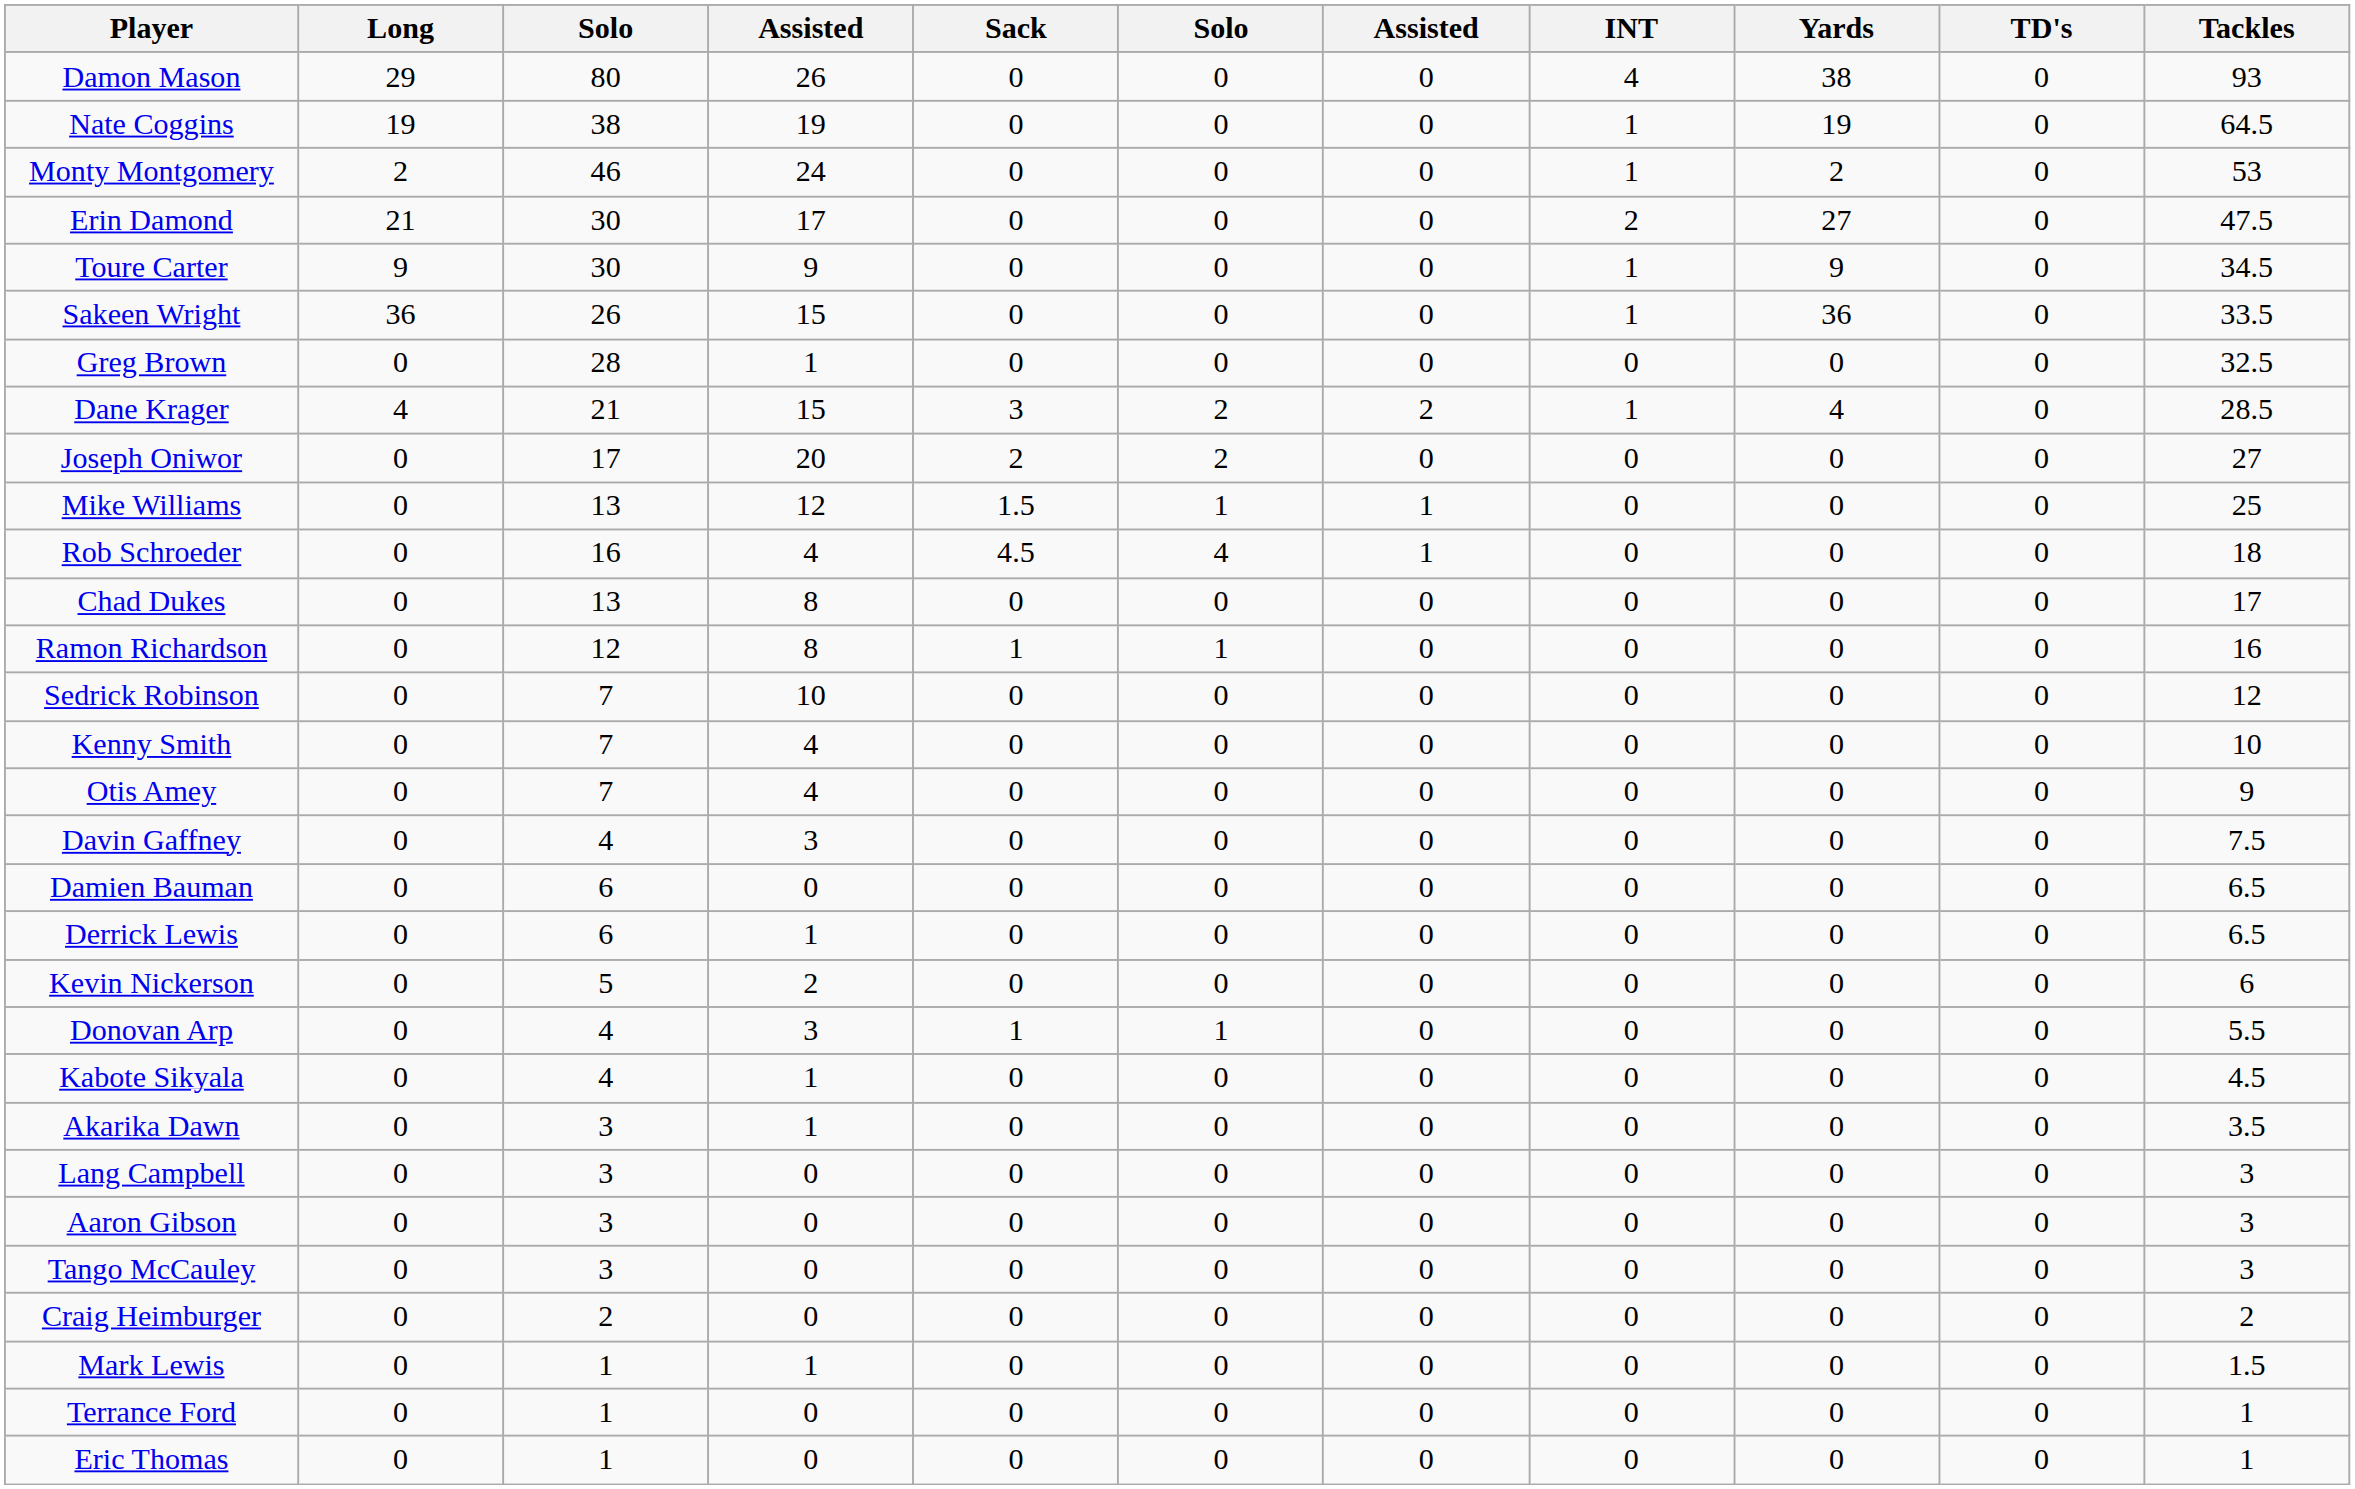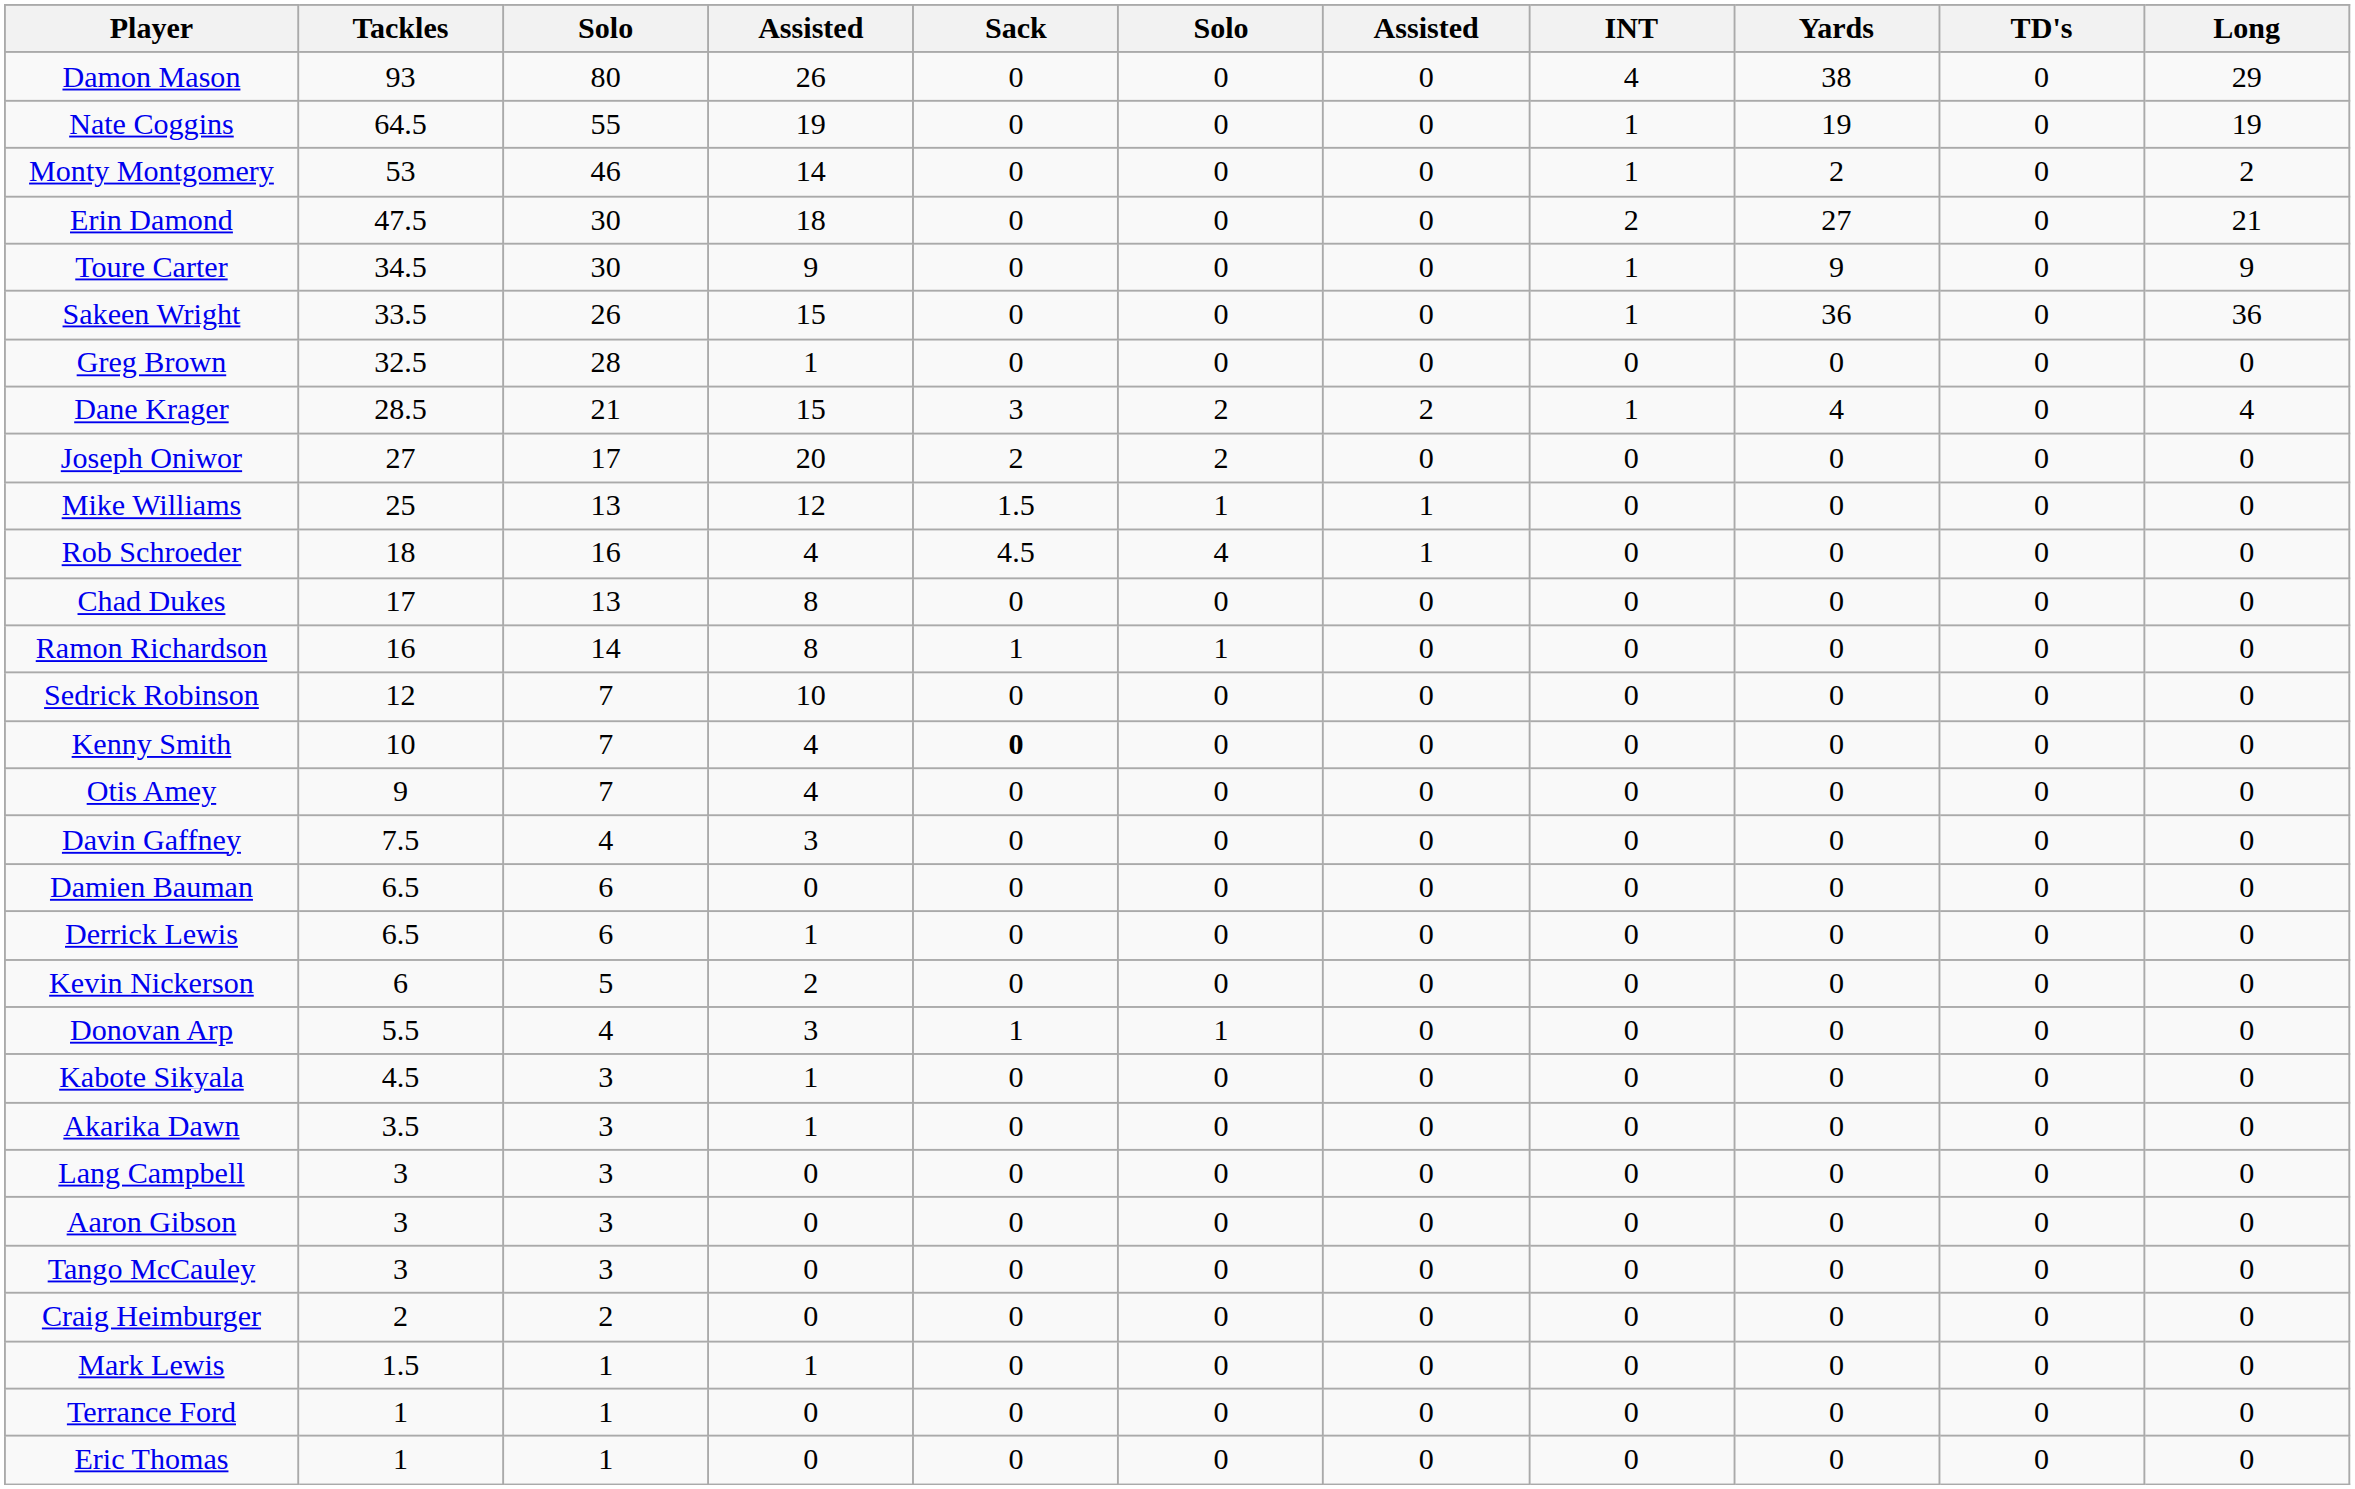columns swapped: (2247, 28) <-> (401, 28)
(606, 123) 38 -> (606, 123) 55
(811, 171) 24 -> (811, 171) 14
(811, 219) 17 -> (811, 219) 18
(606, 648) 12 -> (606, 648) 14
(1016, 743) normal -> (1016, 743) bold
(606, 1077) 4 -> (606, 1077) 3
